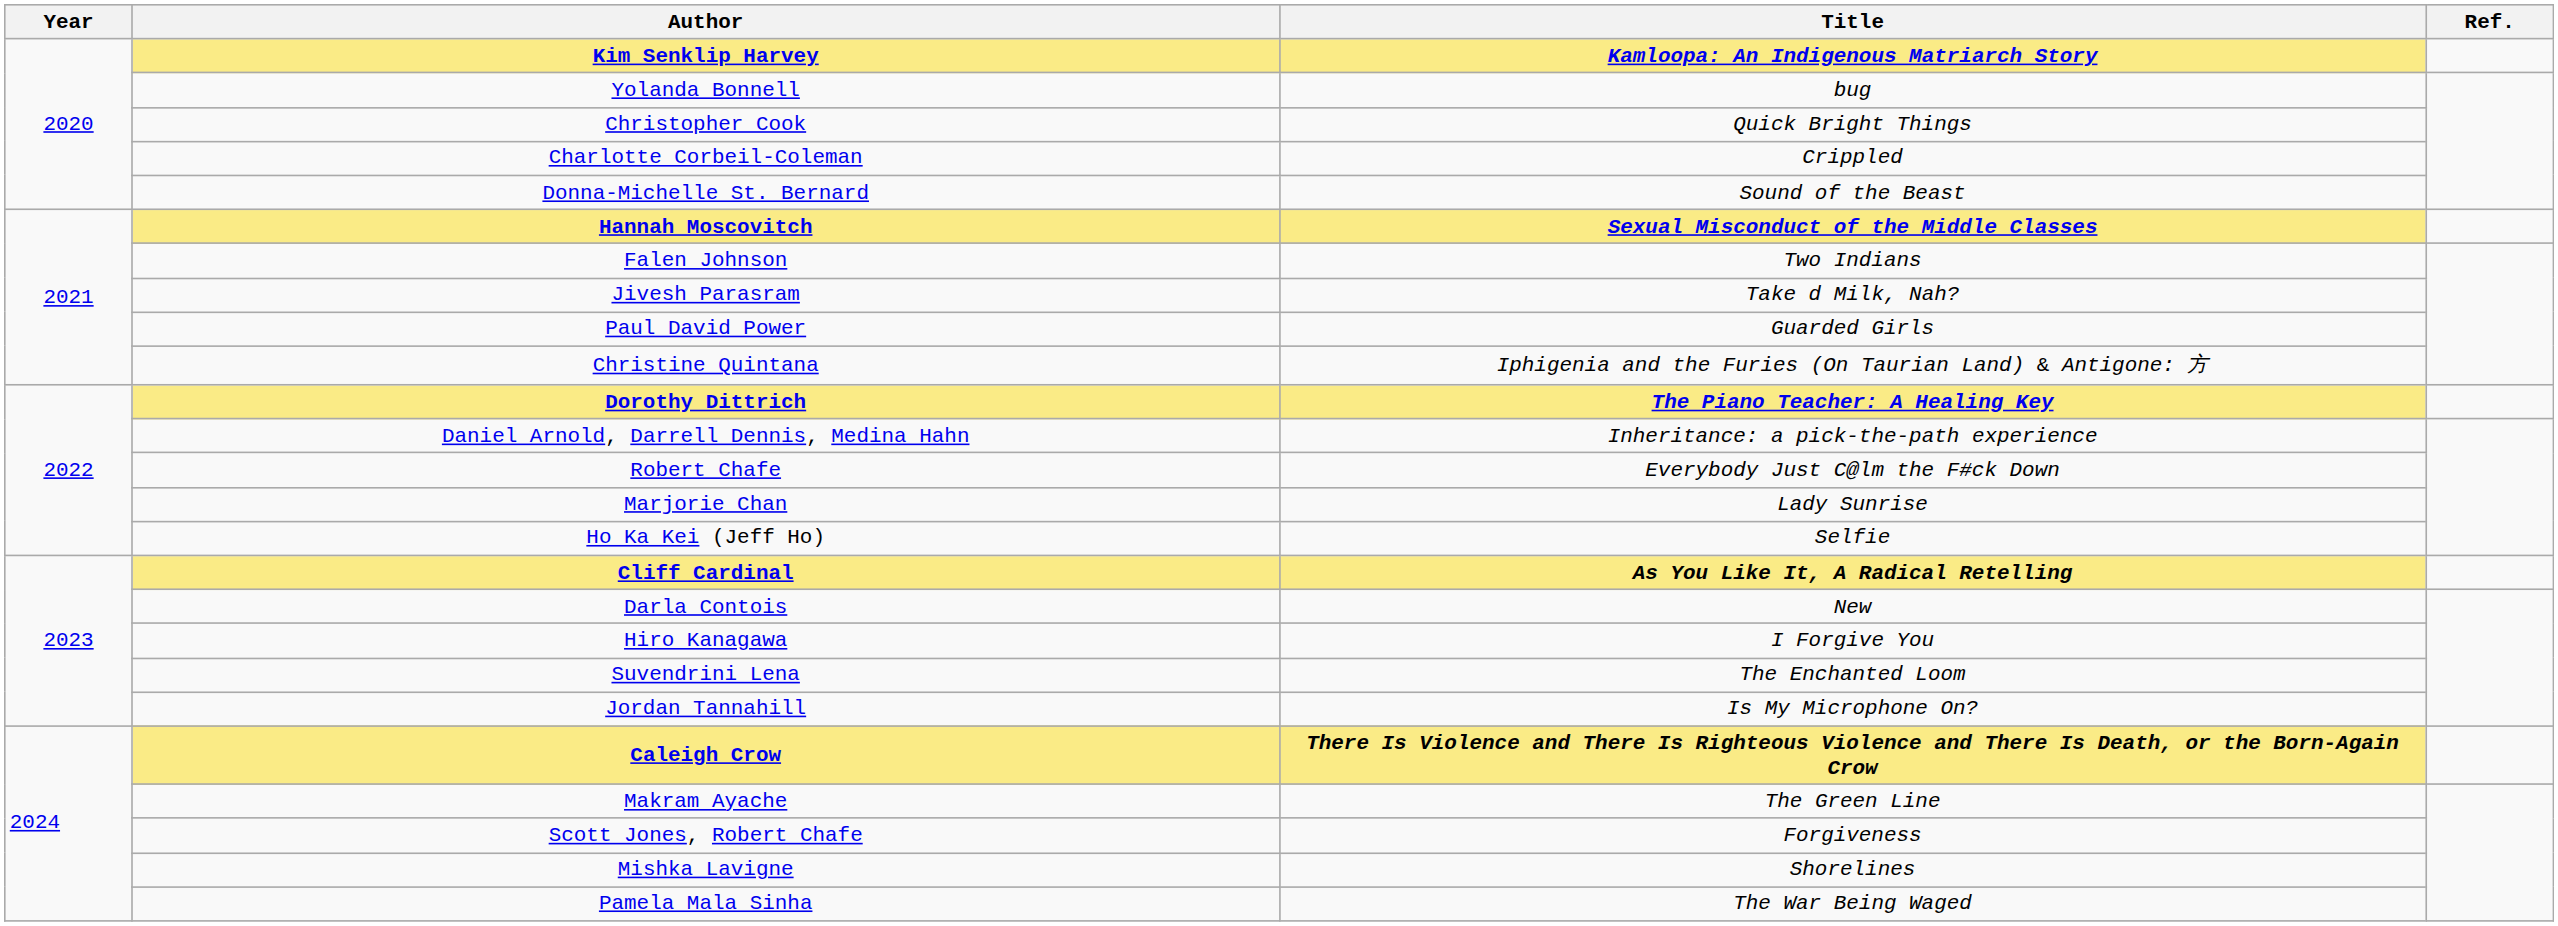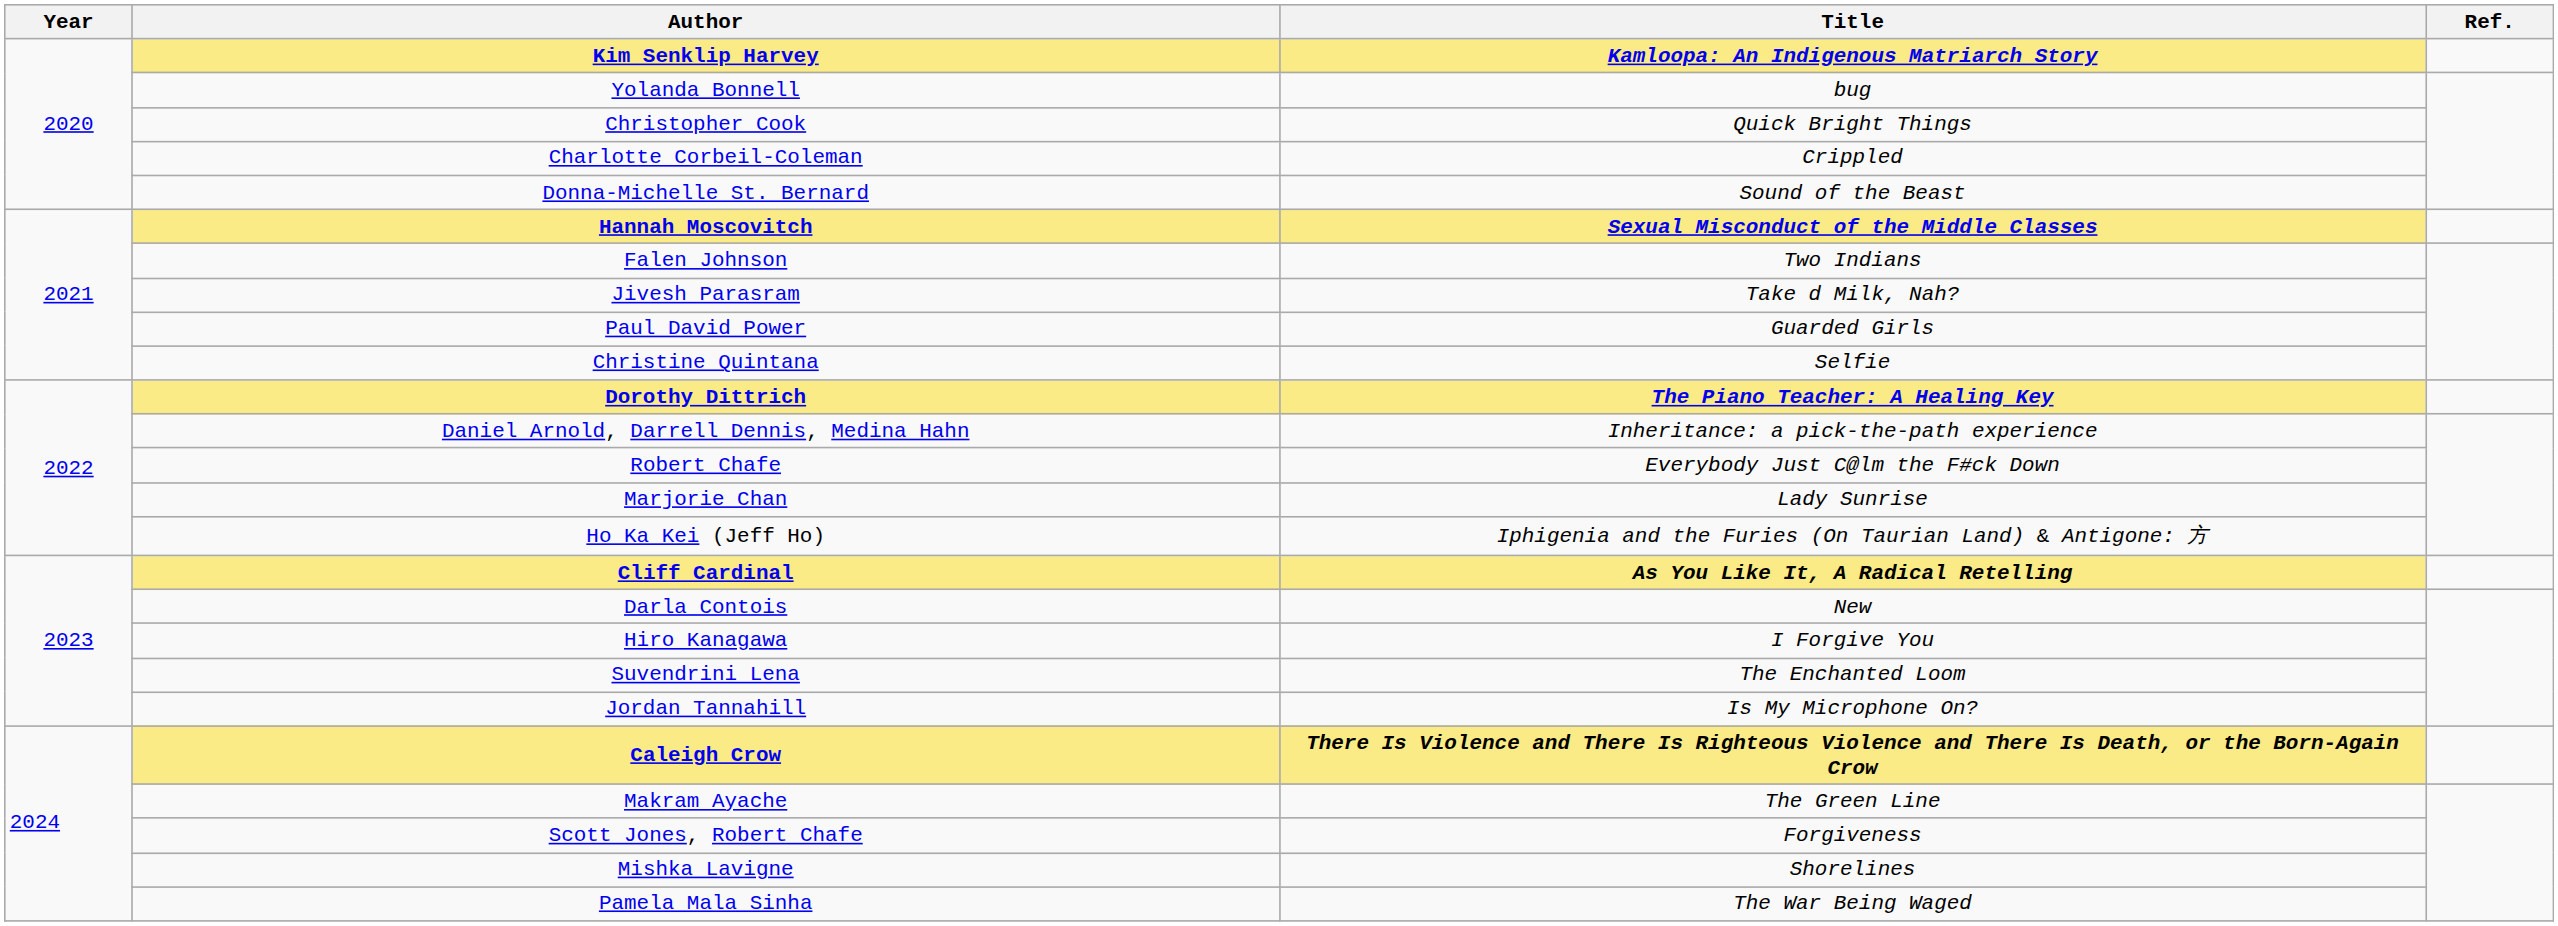(1853, 366) Iphigenia and the Furies (On Taurian Land) & Antigone: 方 -> (1853, 363) Selfie
(1853, 538) Selfie -> (1853, 537) Iphigenia and the Furies (On Taurian Land) & Antigone: 方
